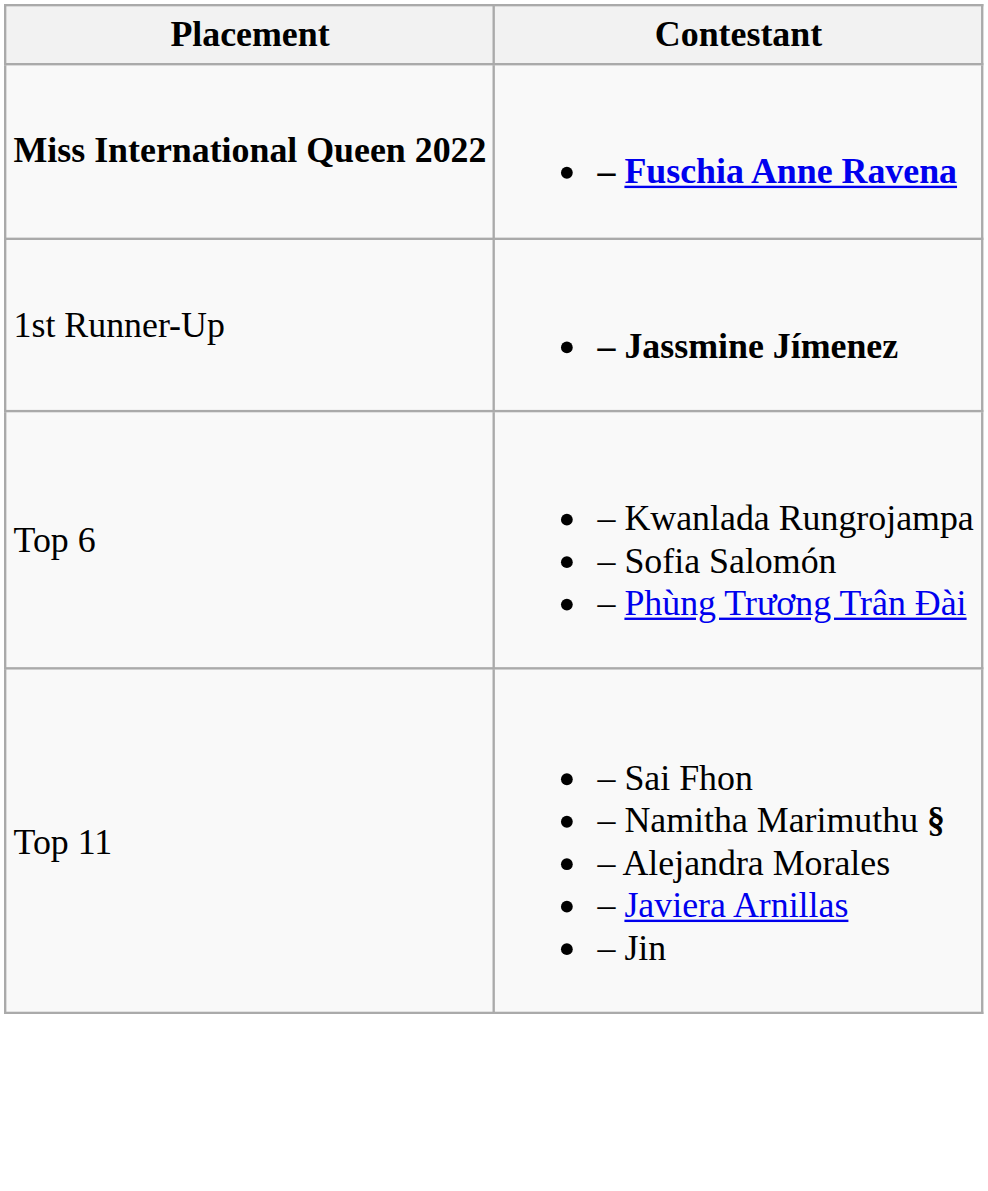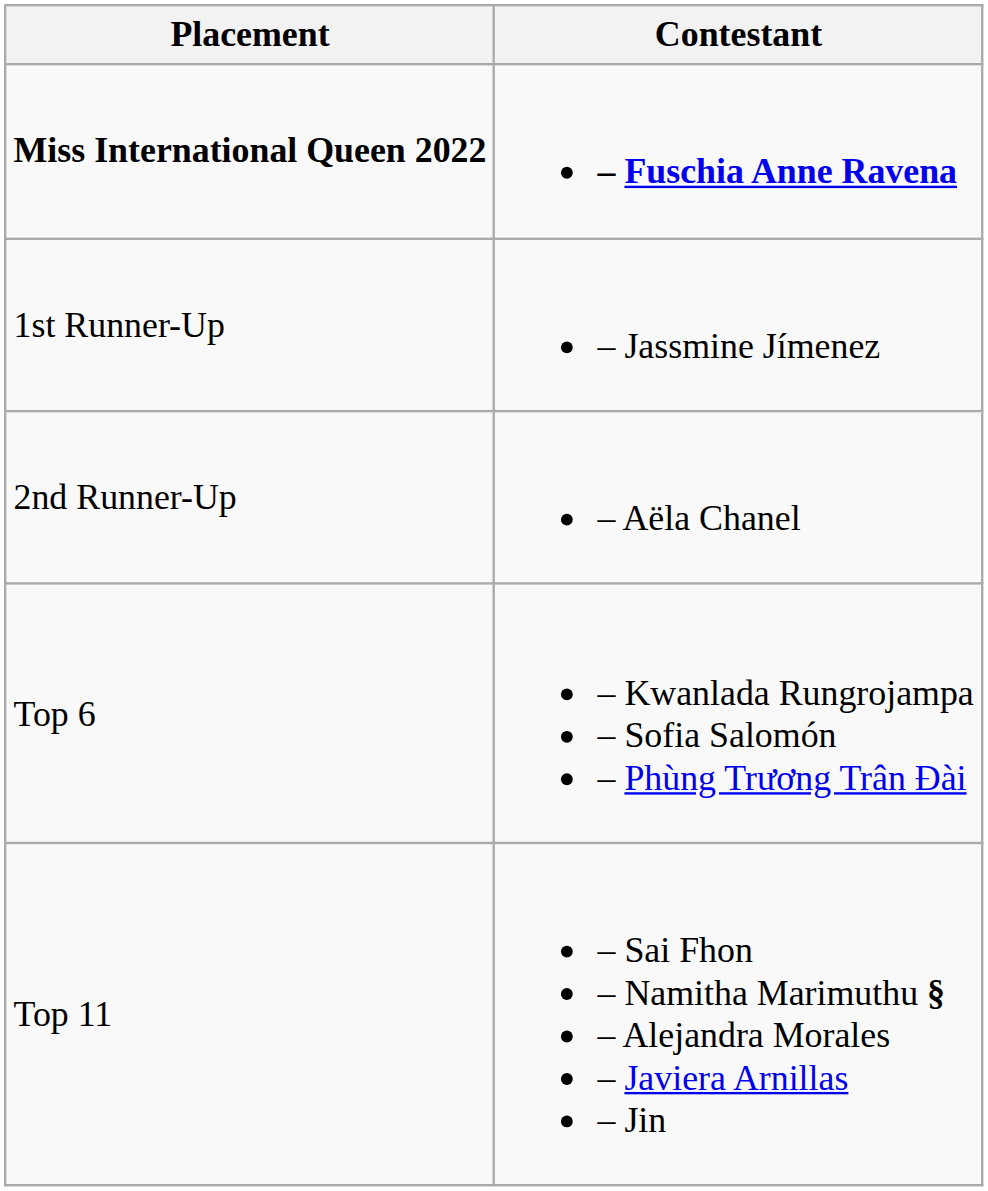(738, 346) bold -> (738, 346) normal
+ row: (125, 497)
